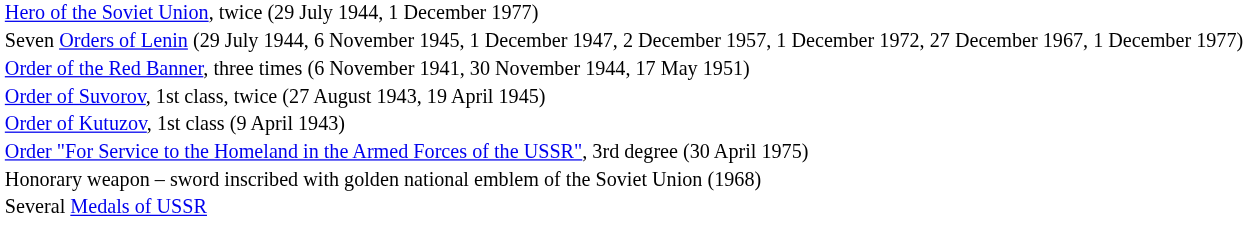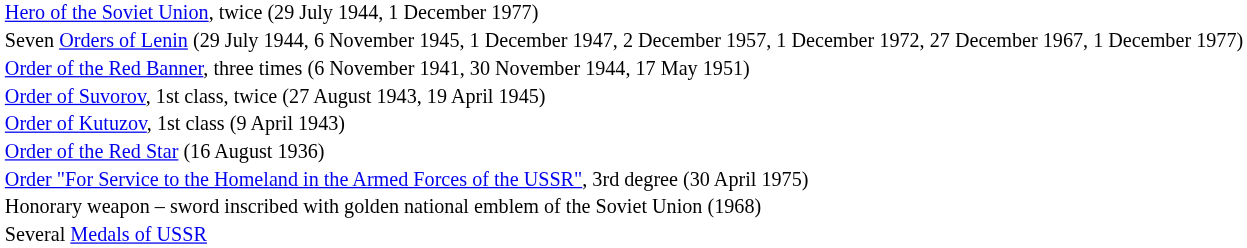+ row: (165, 151)
